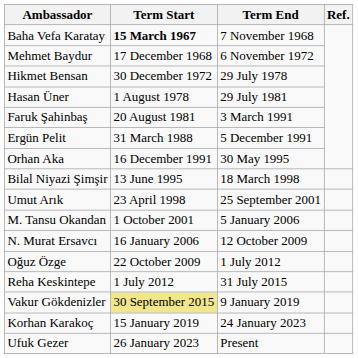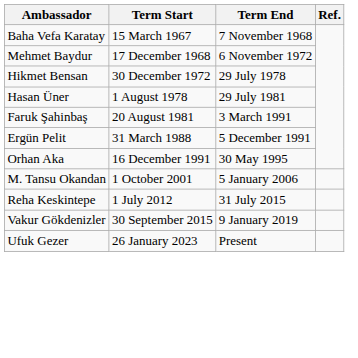(155, 35) bold -> (152, 35) normal
- row: (57, 179)
- row: (35, 199)
- row: (52, 240)
- row: (37, 261)
(164, 302) khaki background -> (162, 220) no background
- row: (50, 323)
